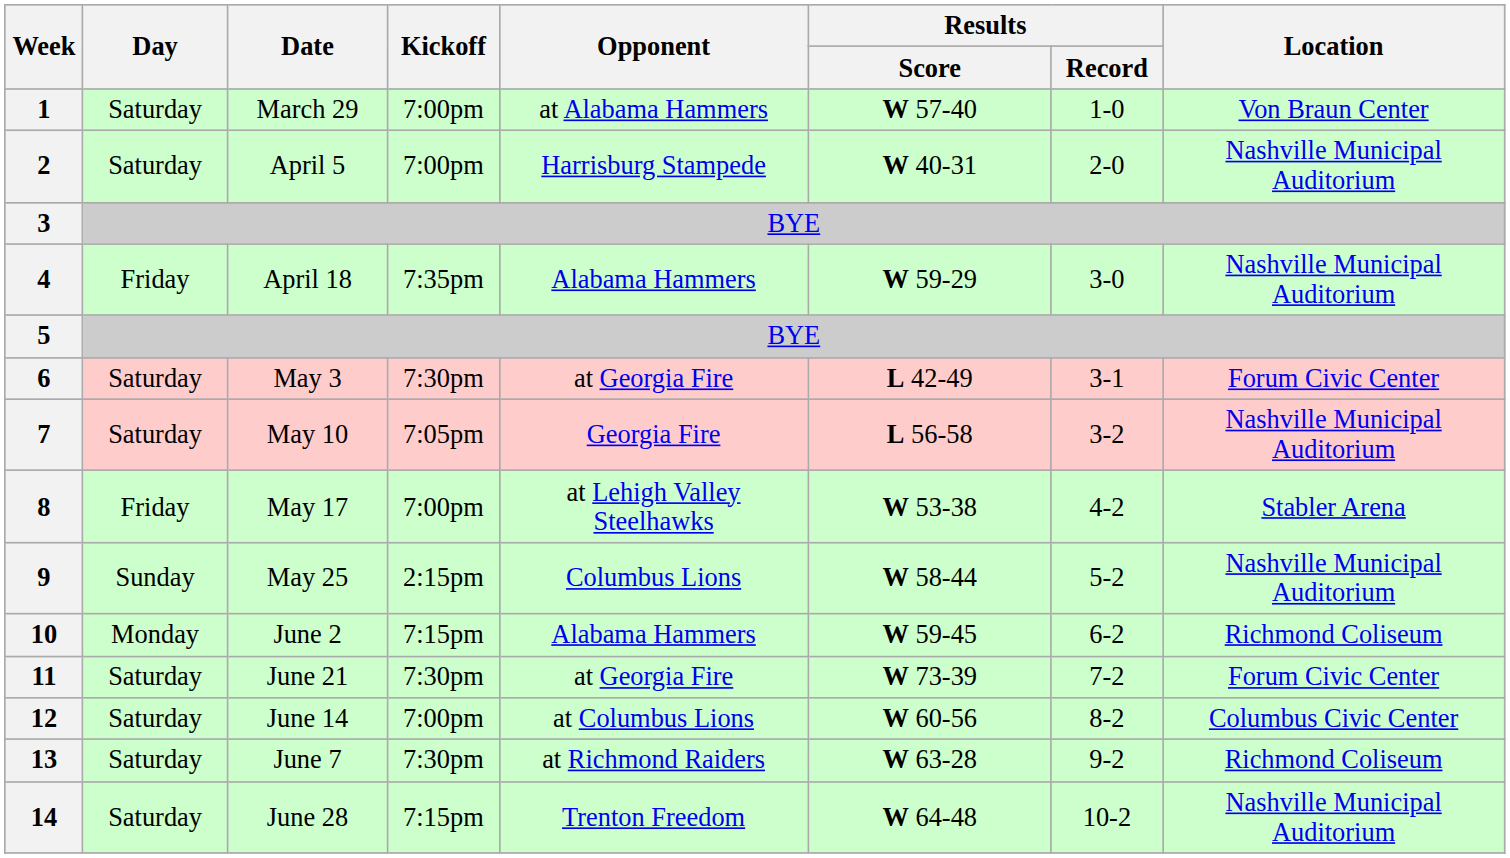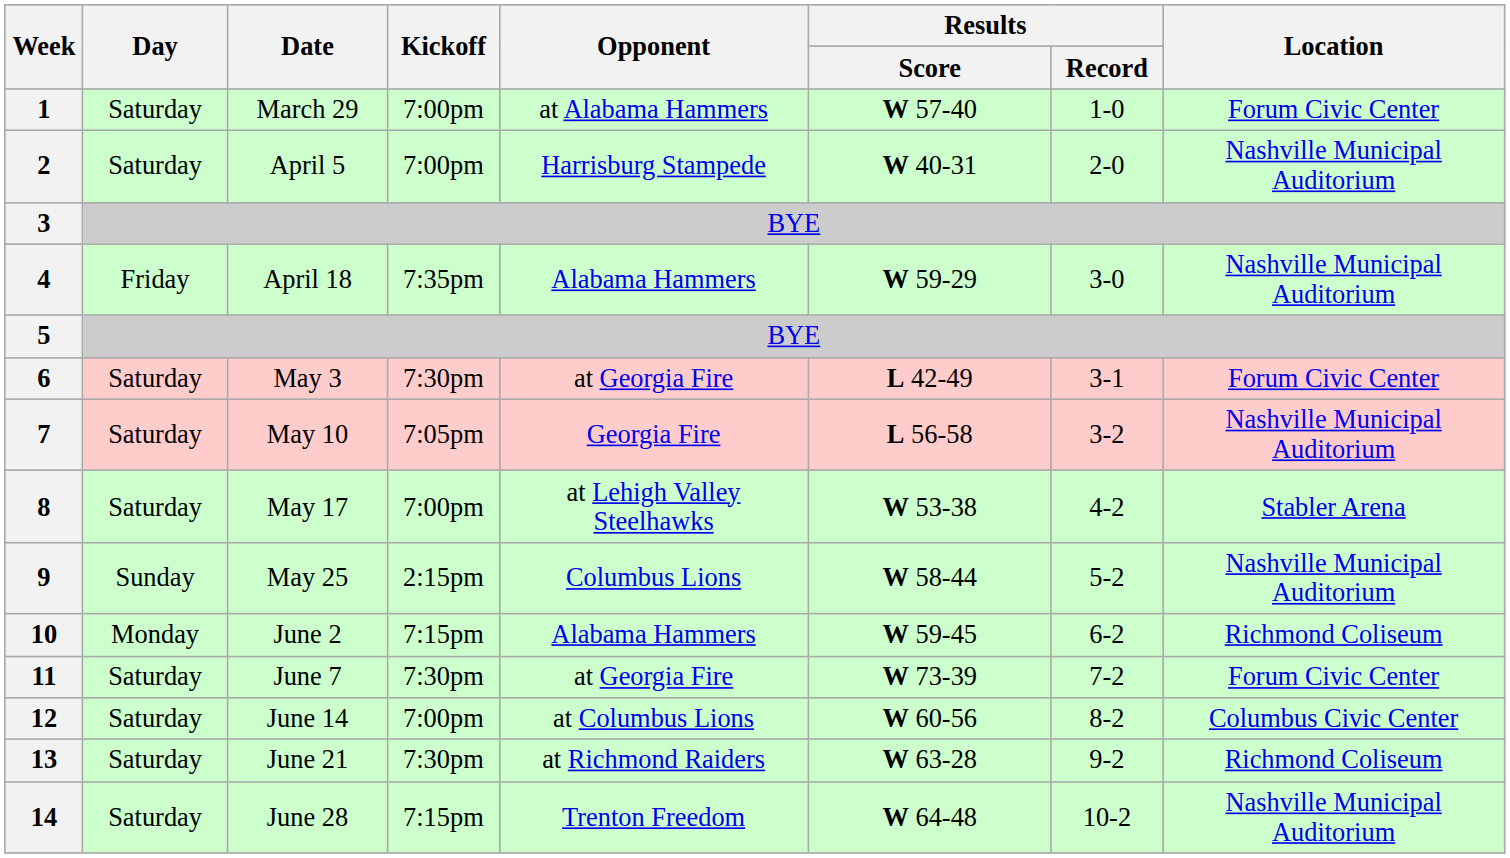(1334, 109) Von Braun Center -> (1334, 109) Forum Civic Center
(155, 506) Friday -> (155, 506) Saturday
(307, 676) June 21 -> (307, 676) June 7
(307, 760) June 7 -> (307, 760) June 21
